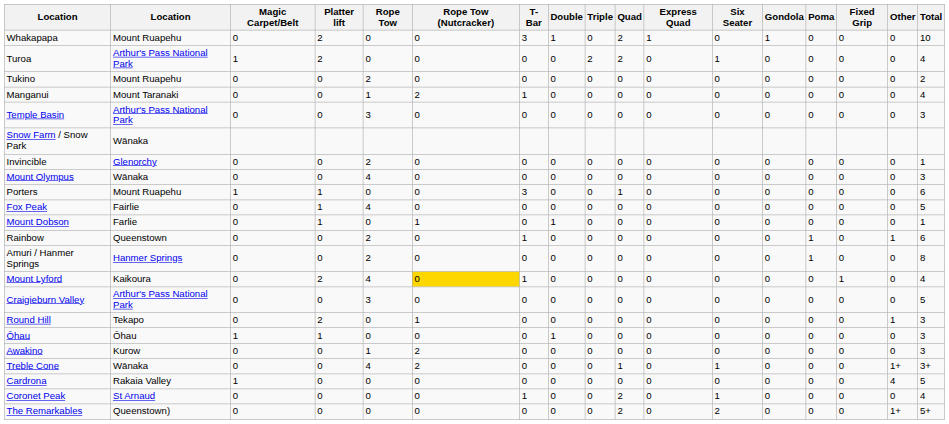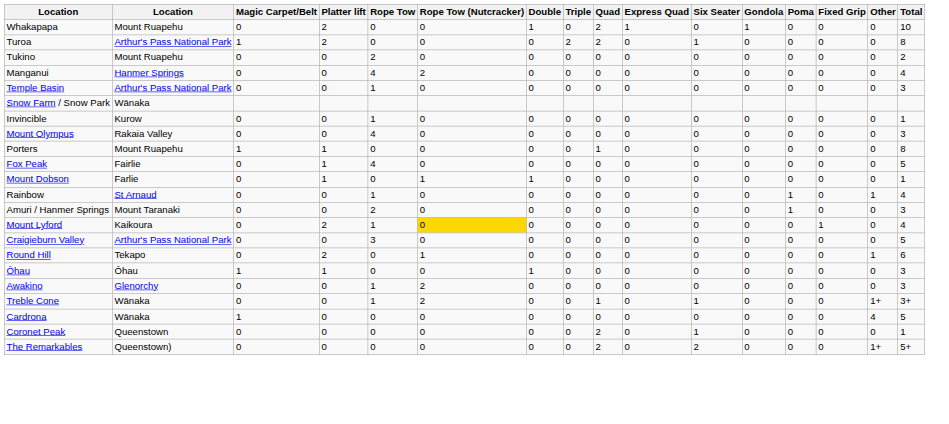- column: (534, 17)
(923, 58) 4 -> (903, 42) 8
(146, 94) Mount Taranaki -> (149, 73) Hanmer Springs
(368, 94) 1 -> (373, 73) 4
(368, 115) 3 -> (373, 88) 1
(135, 161) Glenorchy -> (128, 118) Kurow
(368, 161) 2 -> (373, 118) 1
(131, 177) Wānaka -> (143, 133) Rakaia Valley
(923, 192) 6 -> (903, 149) 8
(140, 238) Queenstown -> (136, 194) St Arnaud
(368, 238) 2 -> (373, 194) 1
(923, 238) 6 -> (903, 194) 4
(148, 258) Hanmer Springs -> (147, 210) Mount Taranaki
(923, 258) 8 -> (903, 210) 3
(368, 279) 4 -> (373, 225) 1
(923, 320) 3 -> (903, 255) 6
(127, 350) Kurow -> (136, 286) Glenorchy
(368, 366) 4 -> (373, 301) 1
(142, 381) Rakaia Valley -> (132, 316) Wānaka
(134, 396) St Arnaud -> (141, 331) Queenstown
(923, 396) 4 -> (903, 331) 1
